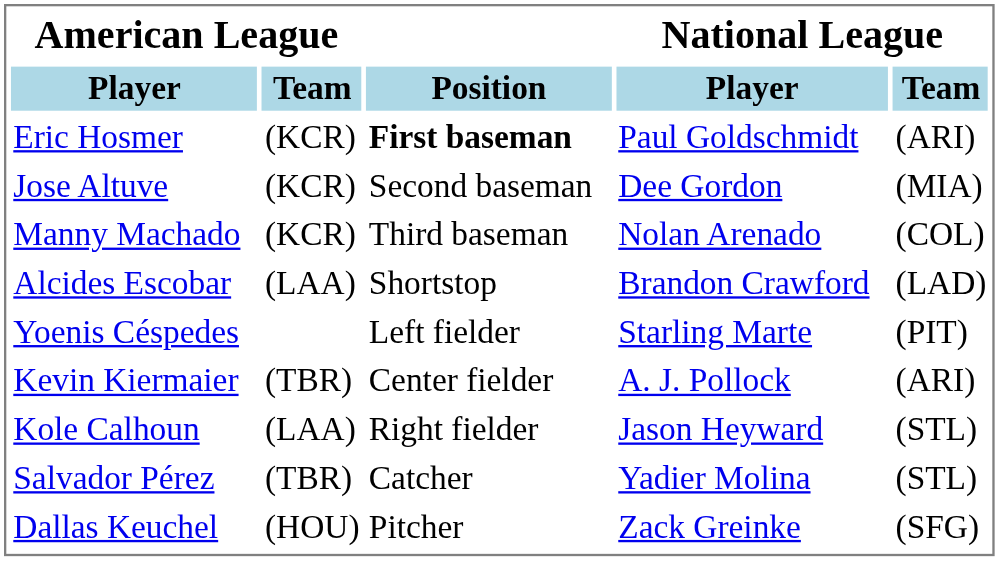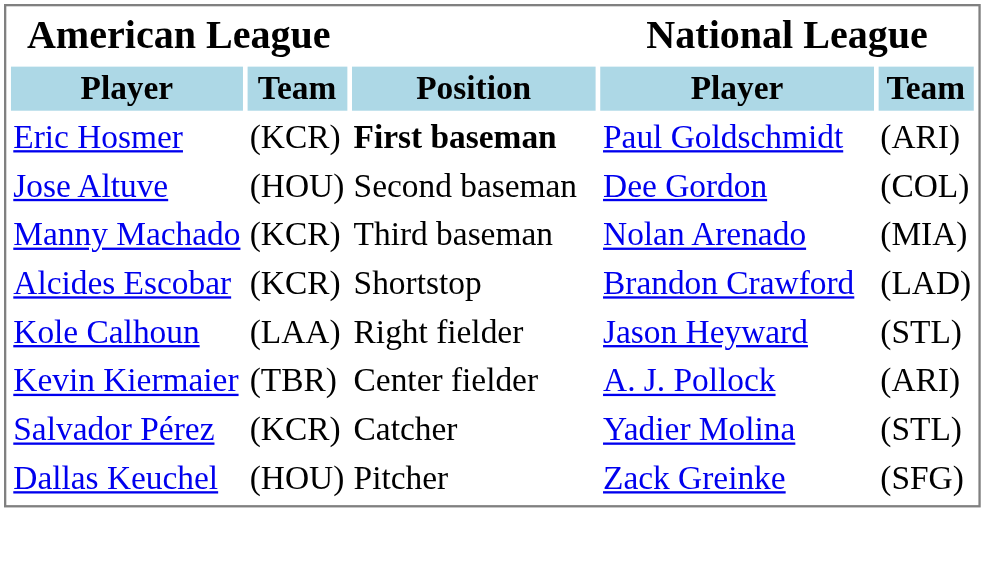(310, 185) (KCR) -> (297, 185) (HOU)
(939, 185) (MIA) -> (925, 185) (COL)
(940, 234) (COL) -> (924, 234) (MIA)
(310, 282) (LAA) -> (295, 282) (KCR)
- row: (134, 331)
rows swapped: (126, 380) <-> (106, 429)
(309, 477) (TBR) -> (295, 429) (KCR)
